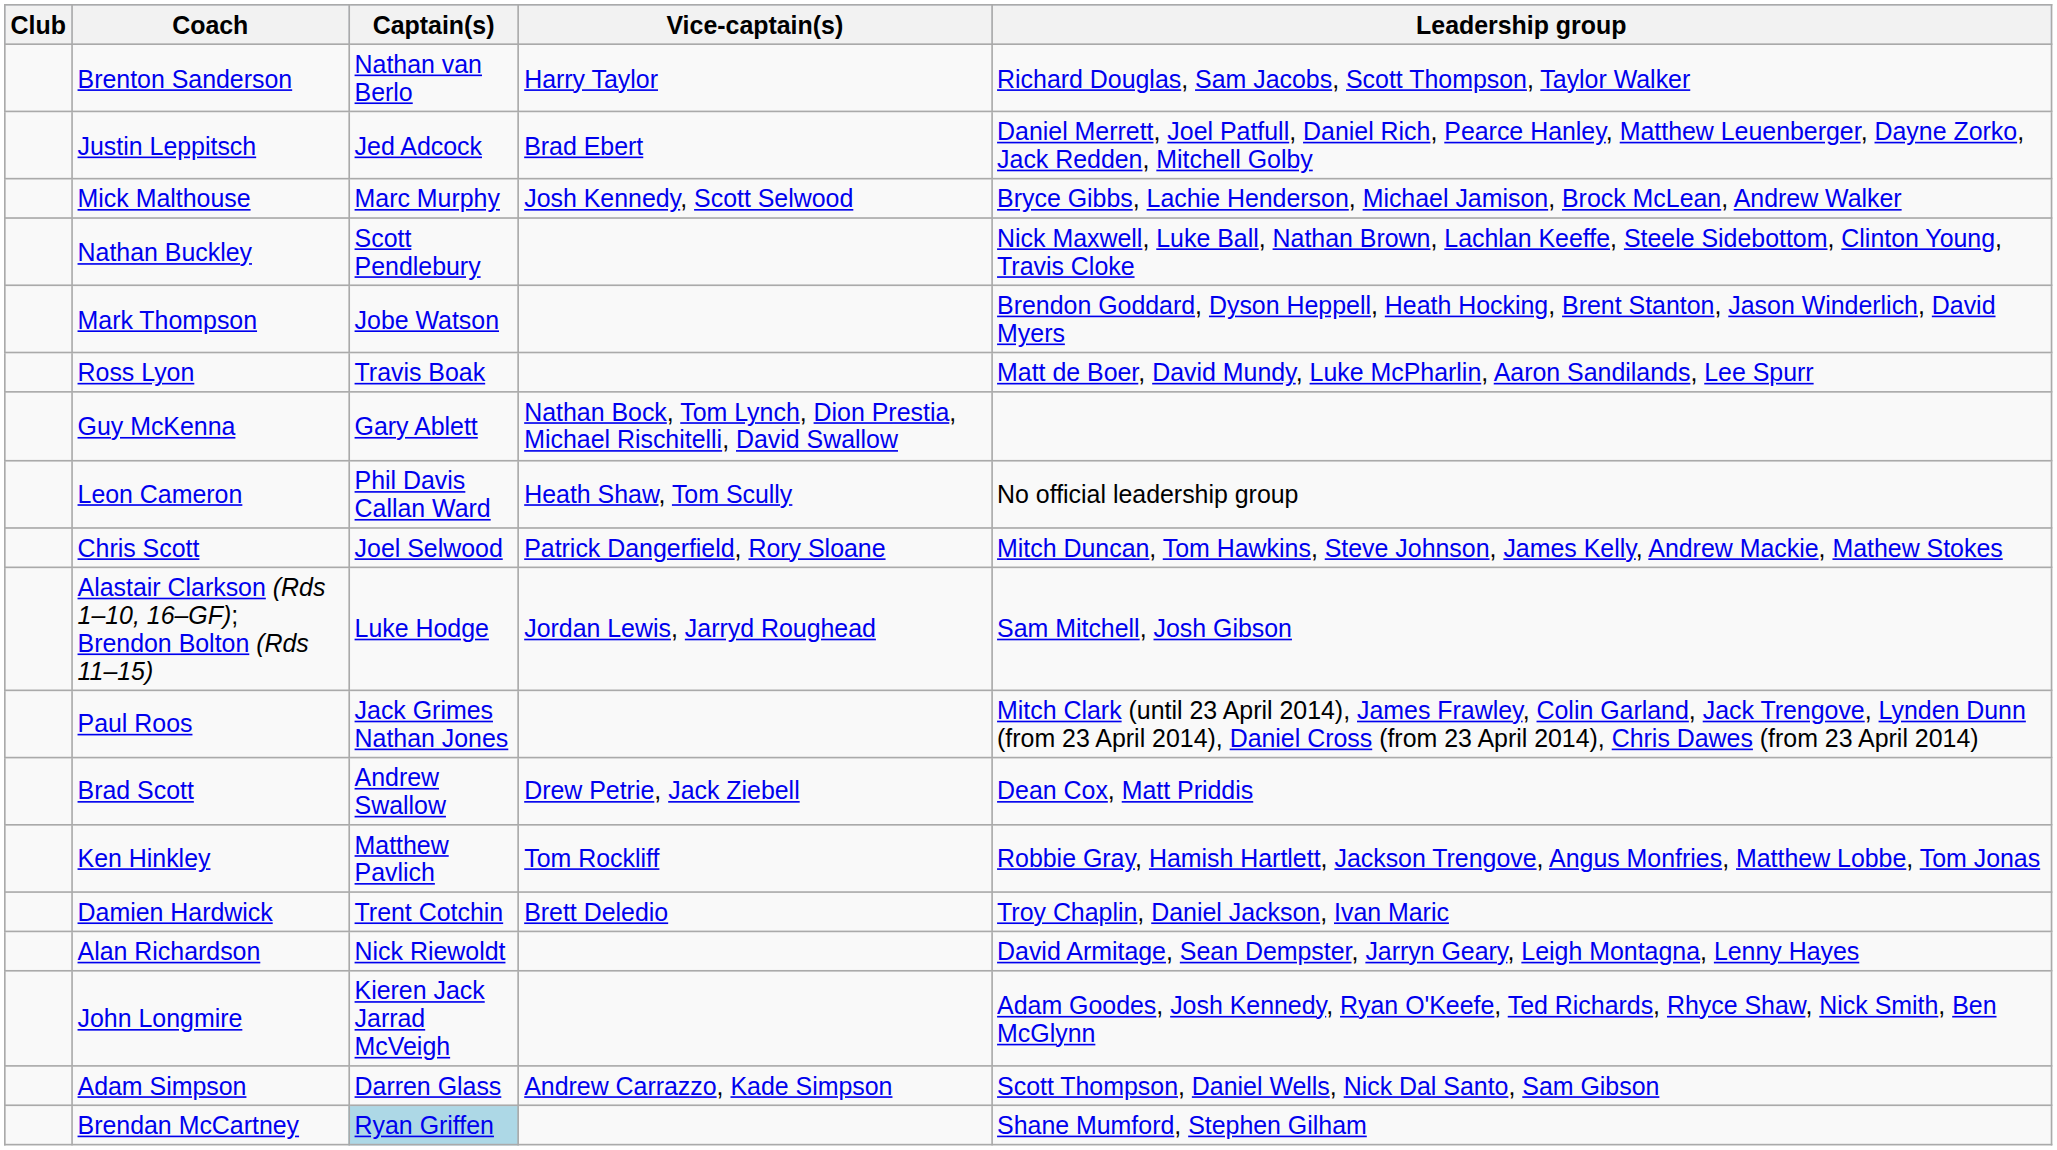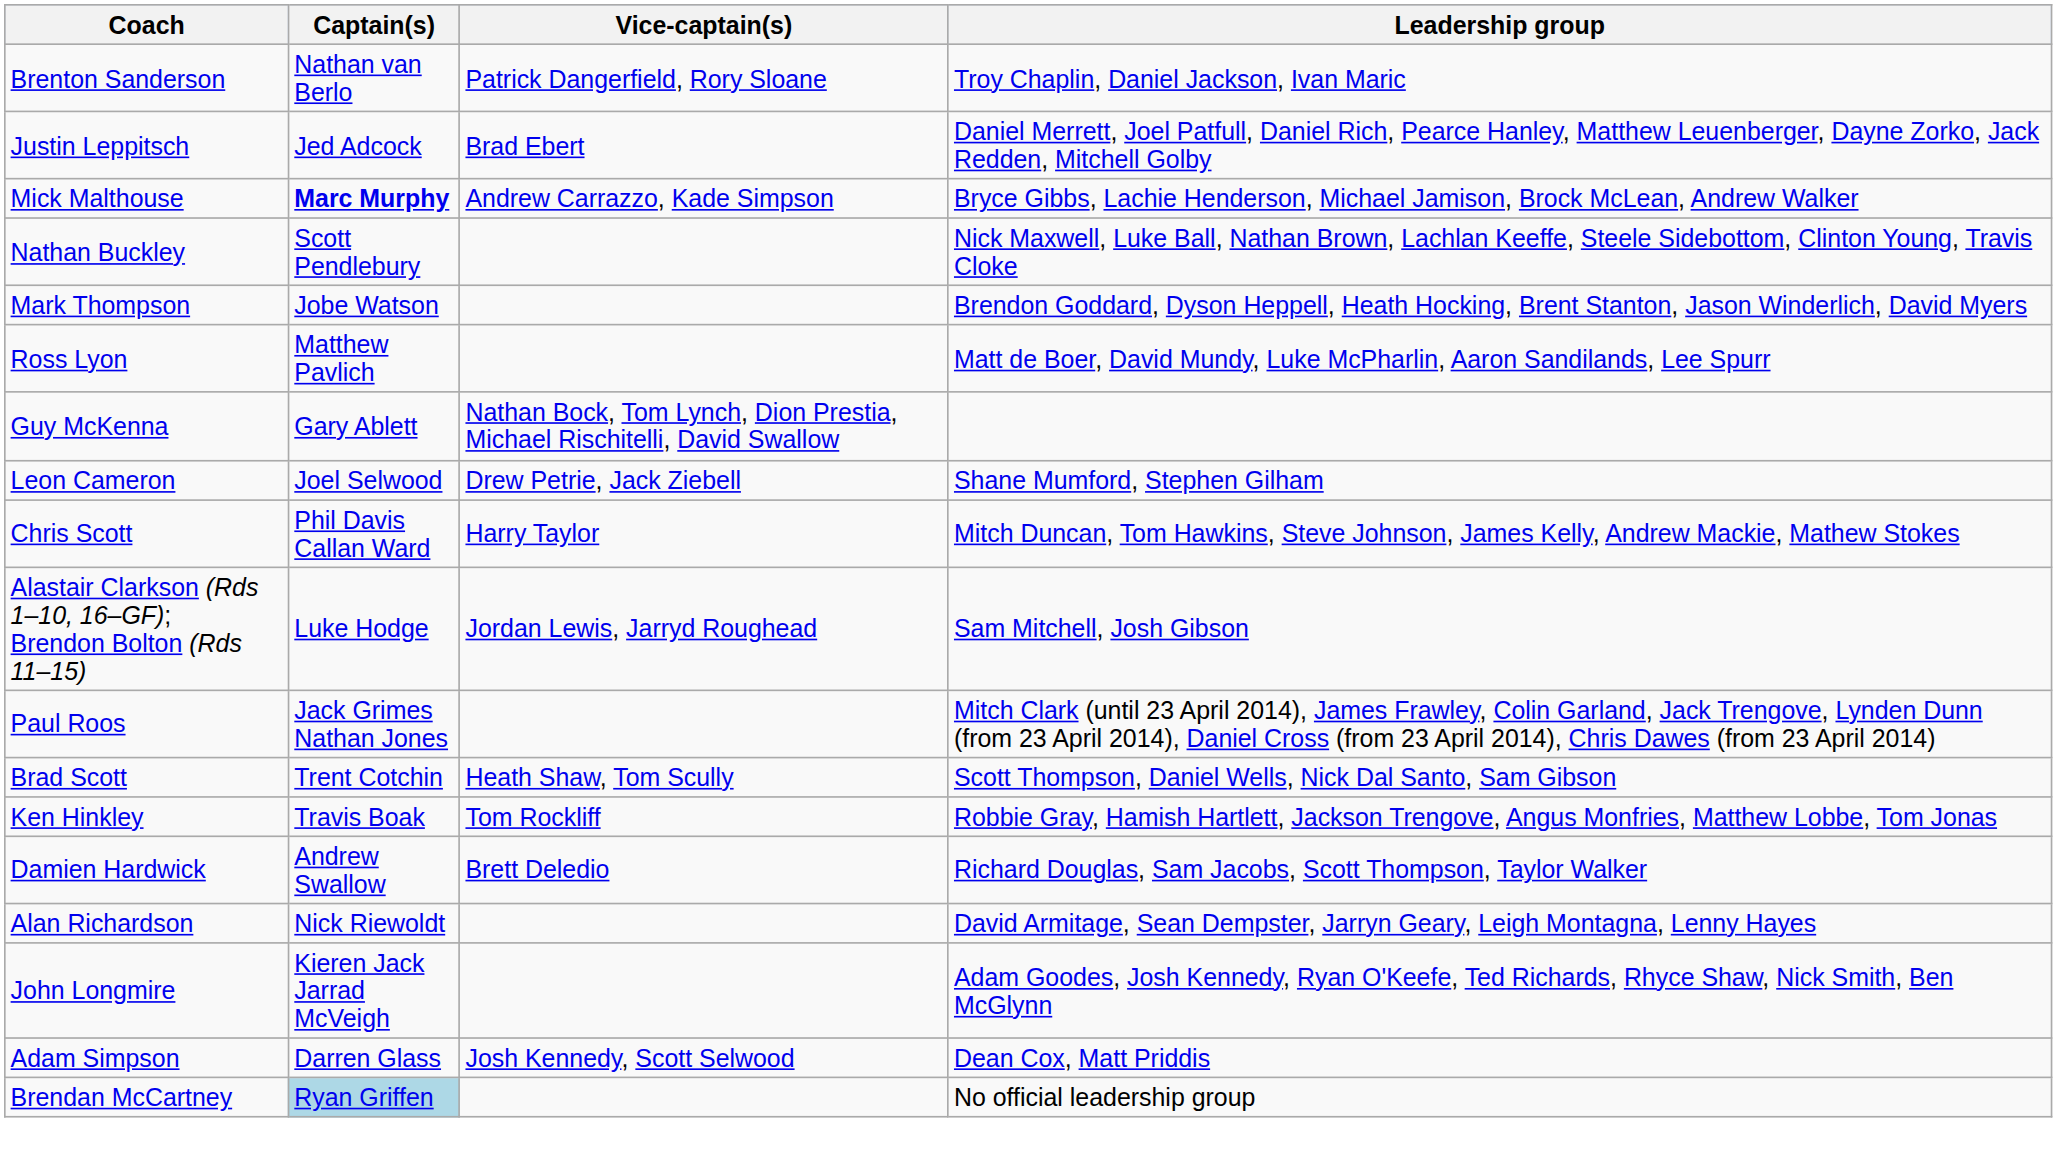- column: (38, 25)
(591, 78) Harry Taylor -> (646, 78) Patrick Dangerfield, Rory Sloane
(1344, 78) Richard Douglas, Sam Jacobs, Scott Thompson, Taylor Walker -> (1180, 78) Troy Chaplin, Daniel Jackson, Ivan Maric
(427, 199) normal -> (372, 199) bold
(689, 199) Josh Kennedy, Scott Selwood -> (650, 199) Andrew Carrazzo, Kade Simpson
(420, 373) Travis Boak -> (341, 359) Matthew Pavlich
(423, 494) Phil Davis Callan Ward -> (368, 480) Joel Selwood
(658, 494) Heath Shaw, Tom Scully -> (603, 480) Drew Petrie, Jack Ziebell
(1148, 494) No official leadership group -> (1139, 480) Shane Mumford, Stephen Gilham
(429, 547) Joel Selwood -> (362, 533) Phil Davis Callan Ward
(705, 547) Patrick Dangerfield, Rory Sloane -> (532, 533) Harry Taylor
(400, 791) Andrew Swallow -> (369, 777) Trent Cotchin
(662, 791) Drew Petrie, Jack Ziebell -> (600, 777) Heath Shaw, Tom Scully
(1125, 791) Dean Cox, Matt Priddis -> (1285, 777) Scott Thompson, Daniel Wells, Nick Dal Santo, Sam Gibson
(402, 858) Matthew Pavlich -> (360, 817) Travis Boak
(429, 912) Trent Cotchin -> (340, 870) Andrew Swallow
(1223, 912) Troy Chaplin, Daniel Jackson, Ivan Maric -> (1301, 870) Richard Douglas, Sam Jacobs, Scott Thompson, Taylor Walker
(708, 1086) Andrew Carrazzo, Kade Simpson -> (630, 1058) Josh Kennedy, Scott Selwood
(1328, 1086) Scott Thompson, Daniel Wells, Nick Dal Santo, Sam Gibson -> (1082, 1058) Dean Cox, Matt Priddis
(1182, 1125) Shane Mumford, Stephen Gilham -> (1105, 1098) No official leadership group
